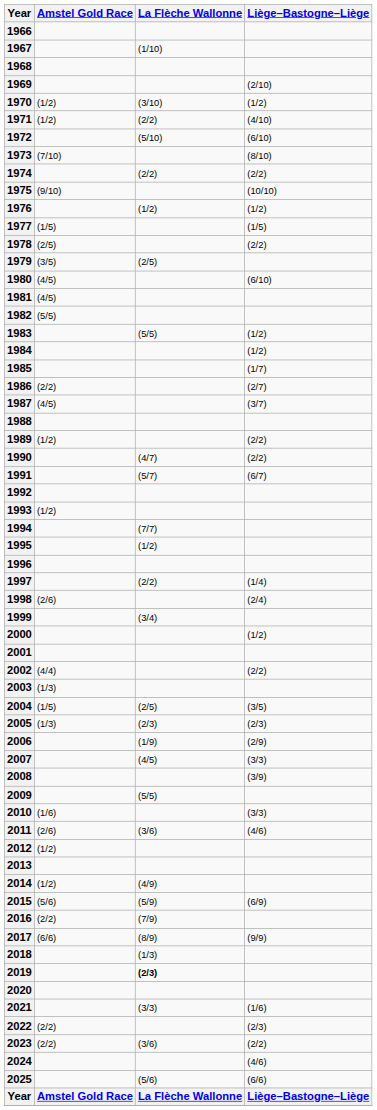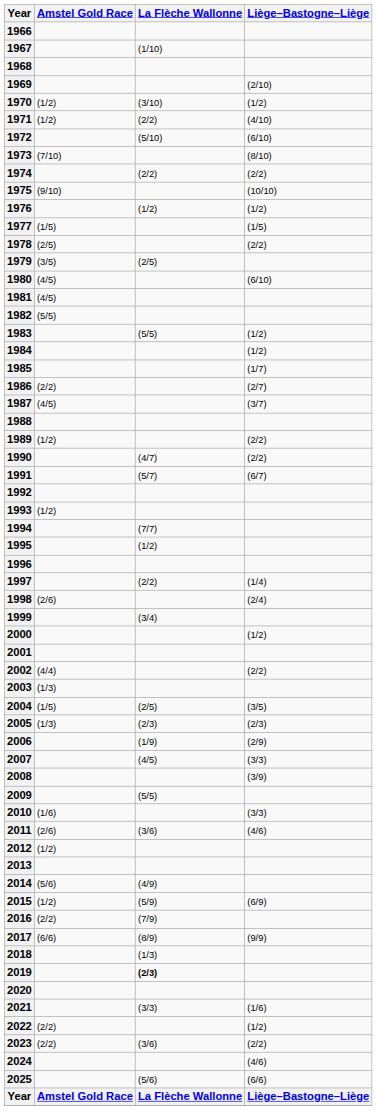(47, 884) (1/2) -> (47, 884) (5/6)
(47, 902) (5/6) -> (47, 902) (1/2)
(257, 1026) (2/3) -> (257, 1026) (1/2)
